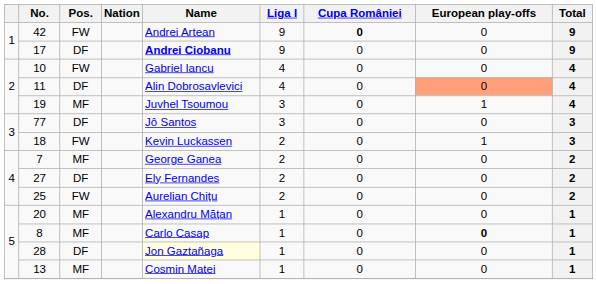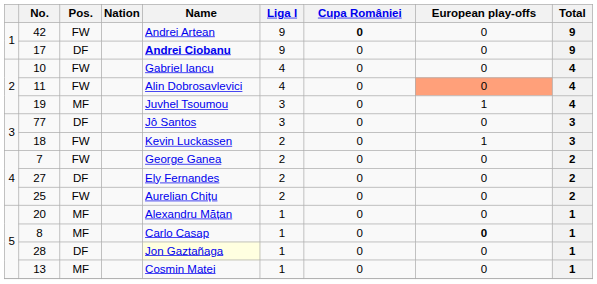(81, 86) DF -> (81, 86) FW
(81, 159) MF -> (81, 159) FW
